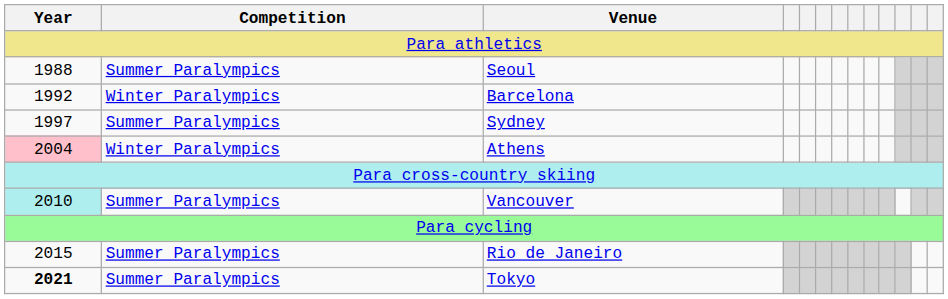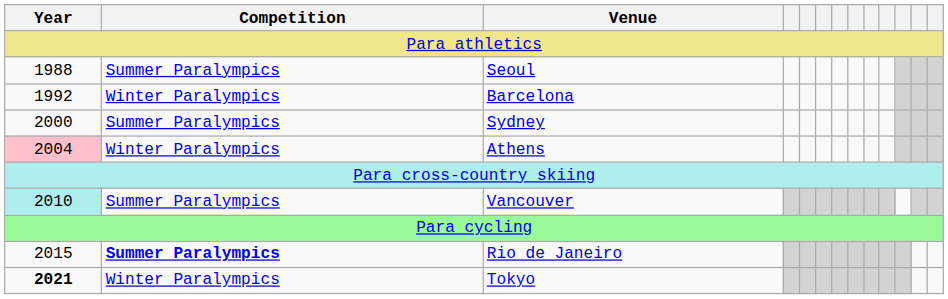(53, 123) 1997 -> (53, 123) 2000
(193, 254) normal -> (193, 254) bold
(193, 280) Summer Paralympics -> (193, 280) Winter Paralympics
